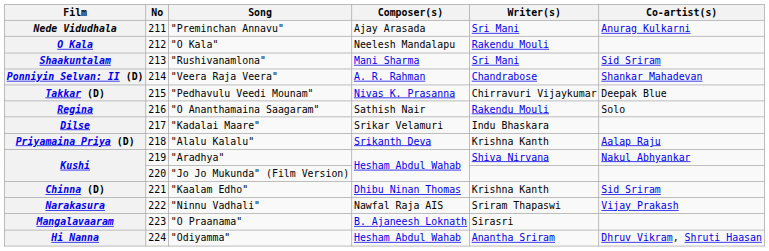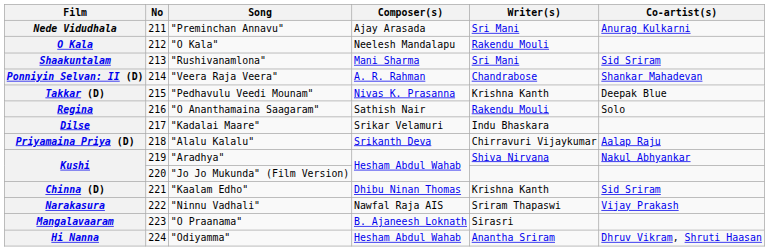(534, 93) Chirravuri Vijaykumar -> (510, 93) Krishna Kanth
(510, 141) Krishna Kanth -> (534, 141) Chirravuri Vijaykumar
